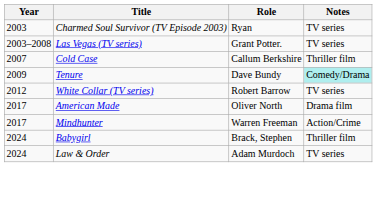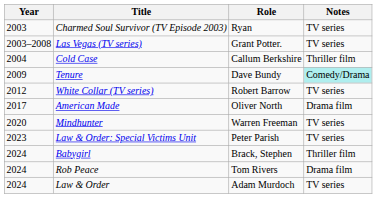(17, 59) 2007 -> (17, 59) 2004
(17, 122) 2017 -> (17, 122) 2020
(333, 122) Action/Crime -> (325, 122) TV series
+ row: (126, 138)
+ row: (77, 169)
